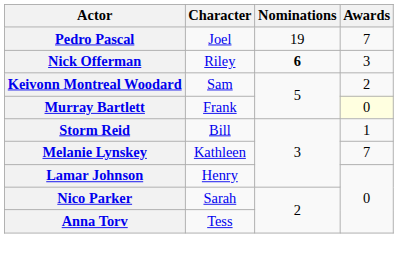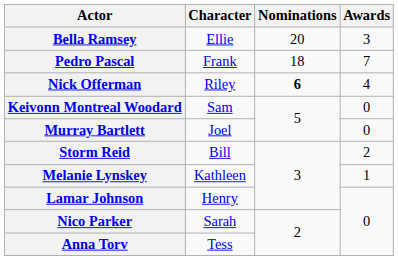+ row: (95, 38)
(220, 38) Joel -> (220, 61) Frank
(297, 38) 19 -> (297, 61) 18
(367, 61) 3 -> (367, 84) 4
(367, 84) 2 -> (367, 107) 0
(220, 107) Frank -> (220, 130) Joel
(367, 107) lightyellow background -> (367, 130) no background
(367, 130) 1 -> (367, 152) 2
(367, 152) 7 -> (367, 175) 1
